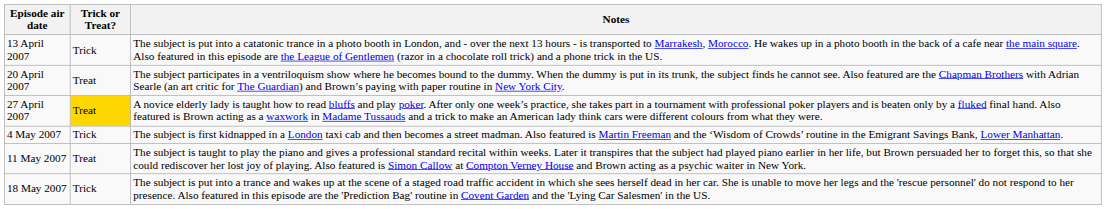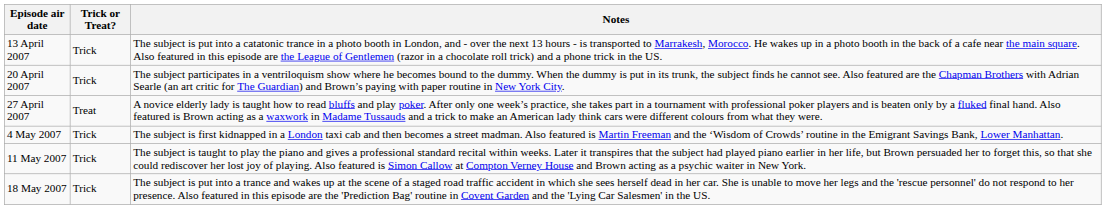(84, 80) Treat -> (85, 80) Trick
(84, 110) gold background -> (84, 110) no background
(84, 158) Treat -> (85, 158) Trick
